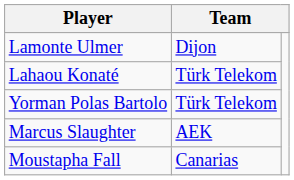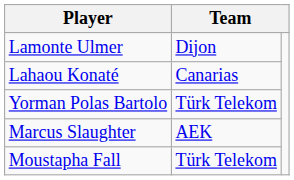(226, 75) Türk Telekom -> (207, 75) Canarias
(207, 160) Canarias -> (226, 160) Türk Telekom
